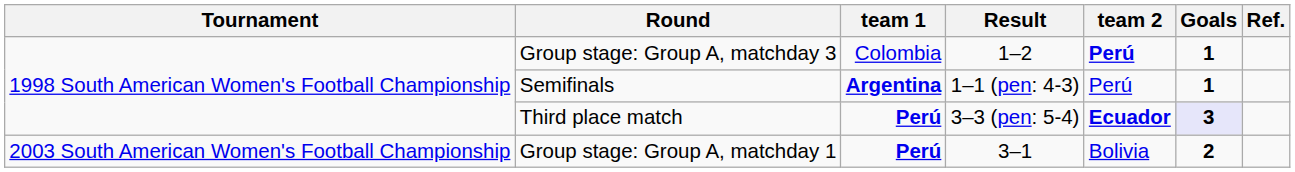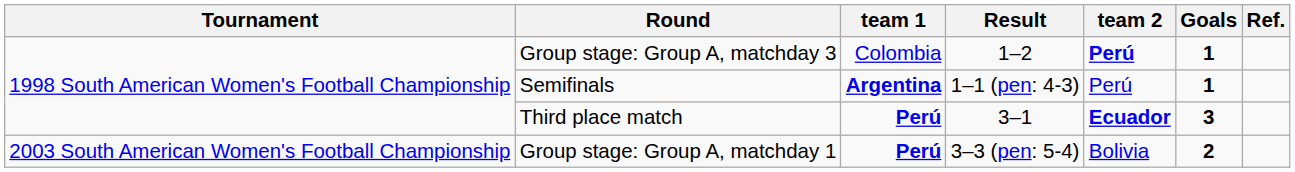(1015, 118) 3–3 (pen: 5-4) -> (1015, 118) 3–1
(1209, 118) lavender background -> (1209, 118) no background
(1015, 150) 3–1 -> (1015, 150) 3–3 (pen: 5-4)
